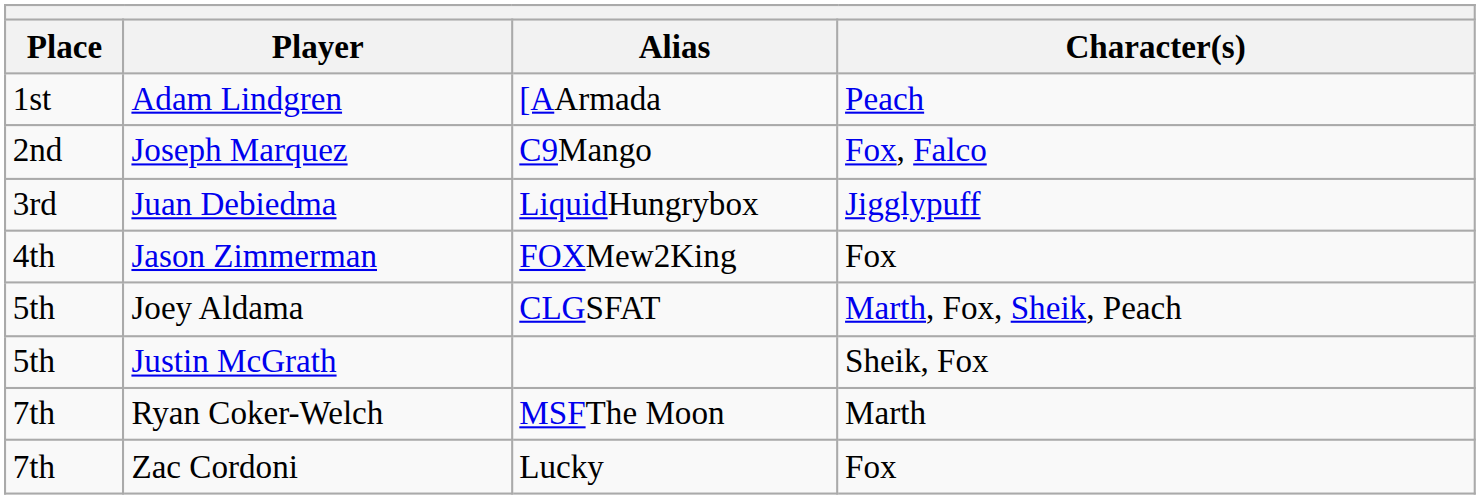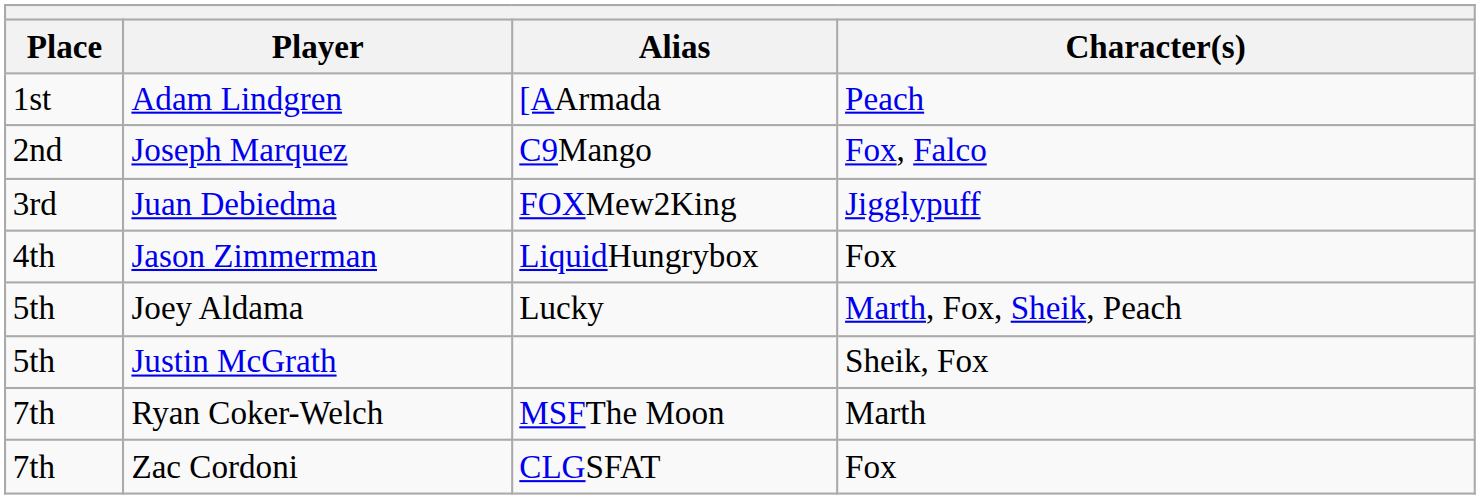(639, 203) LiquidHungrybox -> (628, 203) FOXMew2King
(628, 256) FOXMew2King -> (639, 256) LiquidHungrybox
(590, 308) CLGSFAT -> (562, 308) Lucky
(562, 466) Lucky -> (590, 466) CLGSFAT
